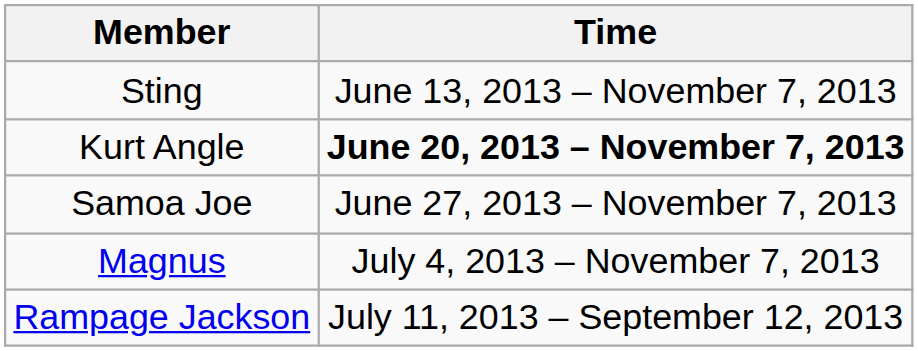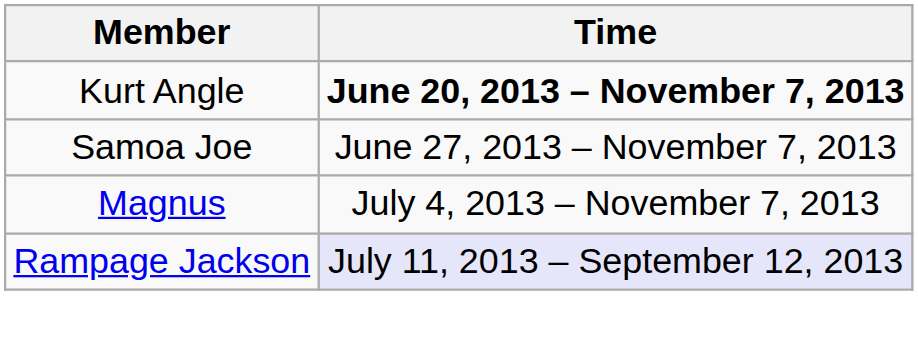- row: (162, 89)
(616, 317) no background -> (616, 260) lavender background
